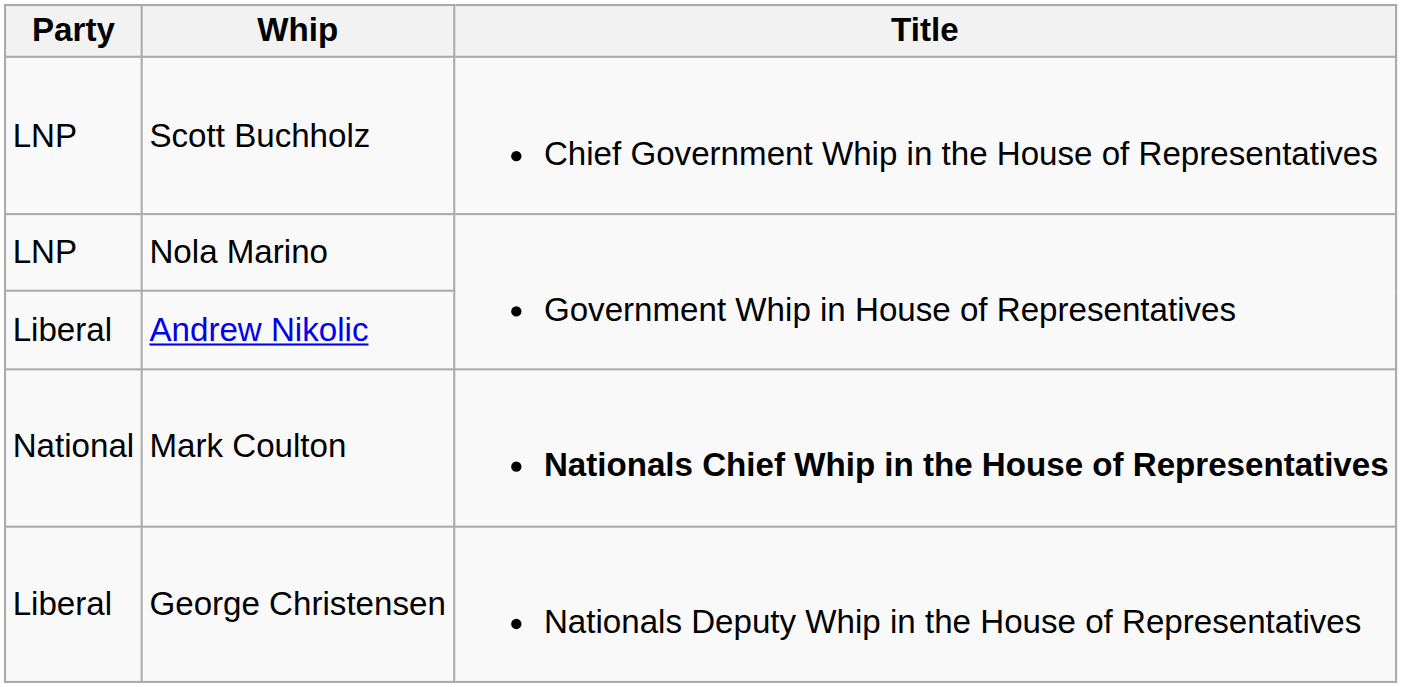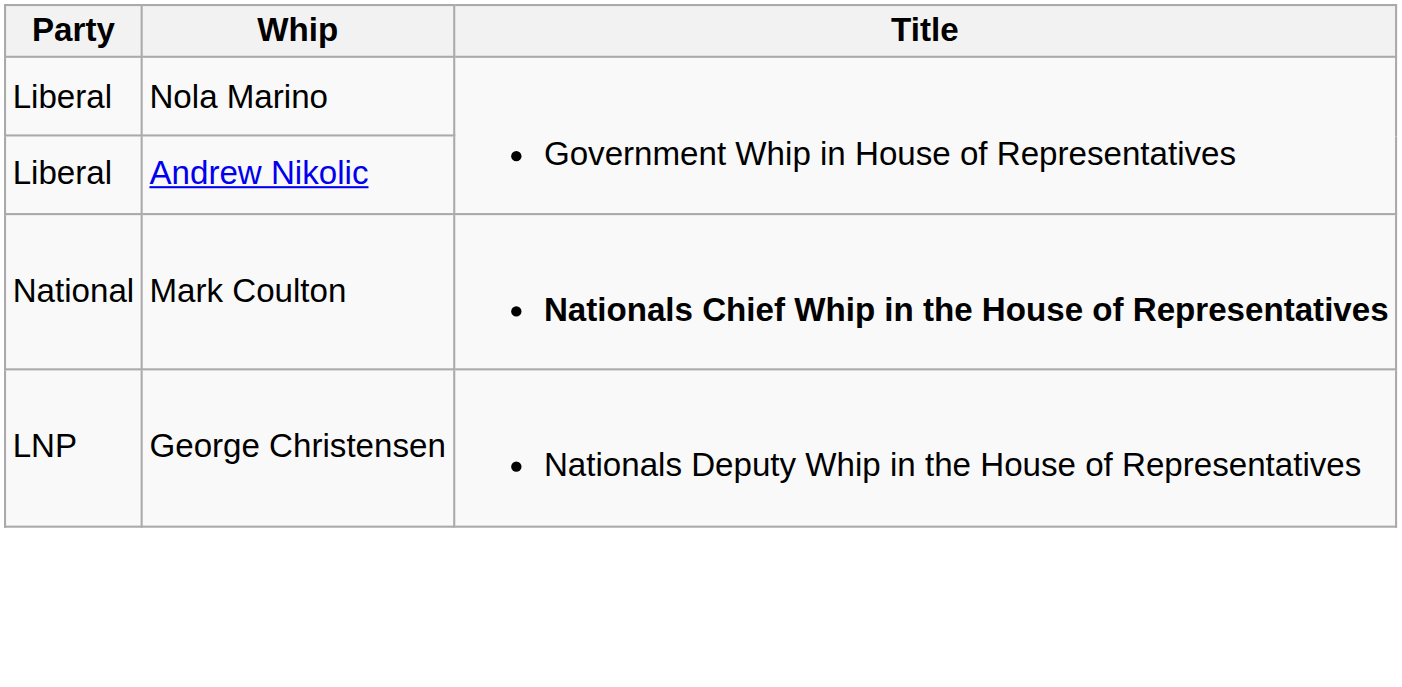- row: (260, 135)
(45, 252) LNP -> (62, 96) Liberal
(62, 603) Liberal -> (45, 447) LNP
